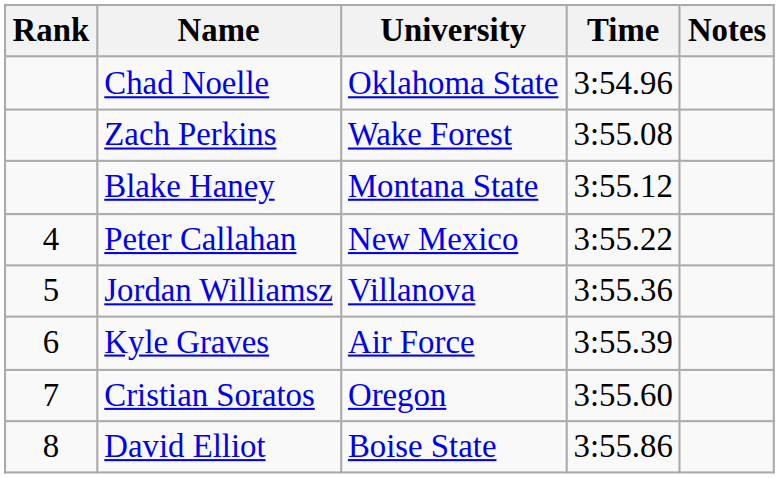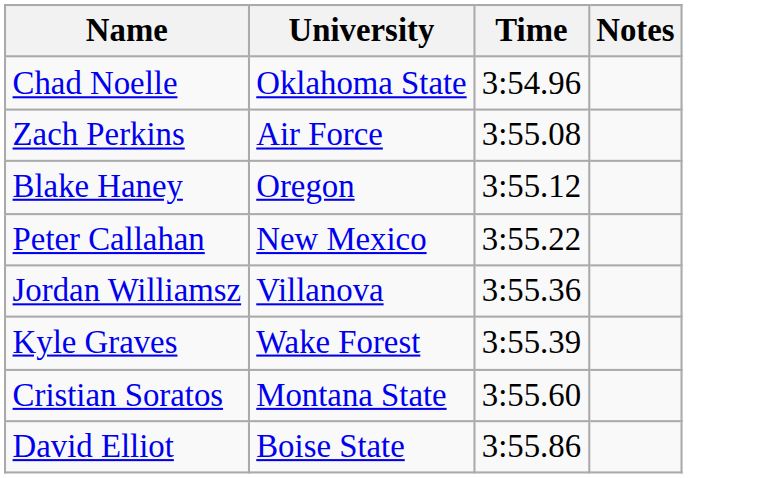- column: (51, 30)
(430, 134) Wake Forest -> (320, 134) Air Force
(443, 186) Montana State -> (305, 186) Oregon
(411, 342) Air Force -> (338, 342) Wake Forest
(397, 394) Oregon -> (351, 394) Montana State
